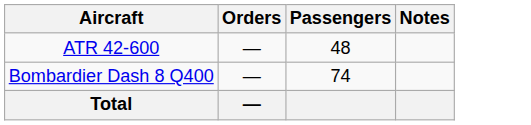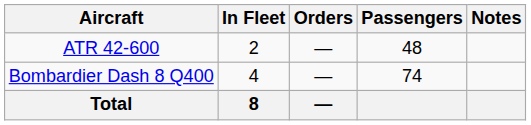+ column: (254, 18)
